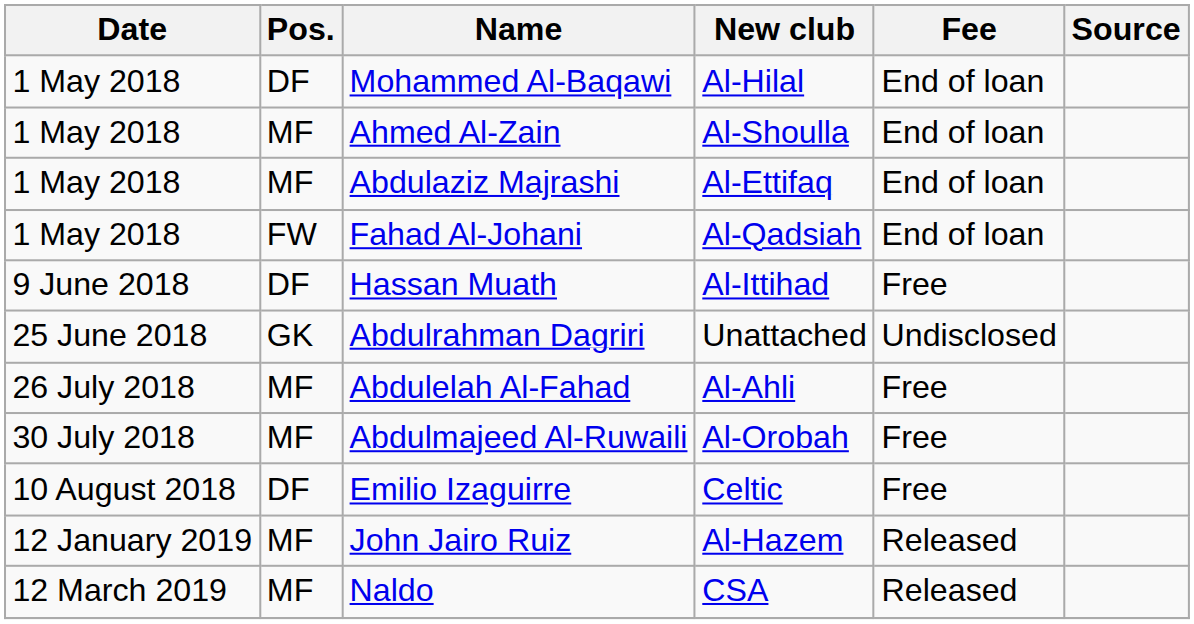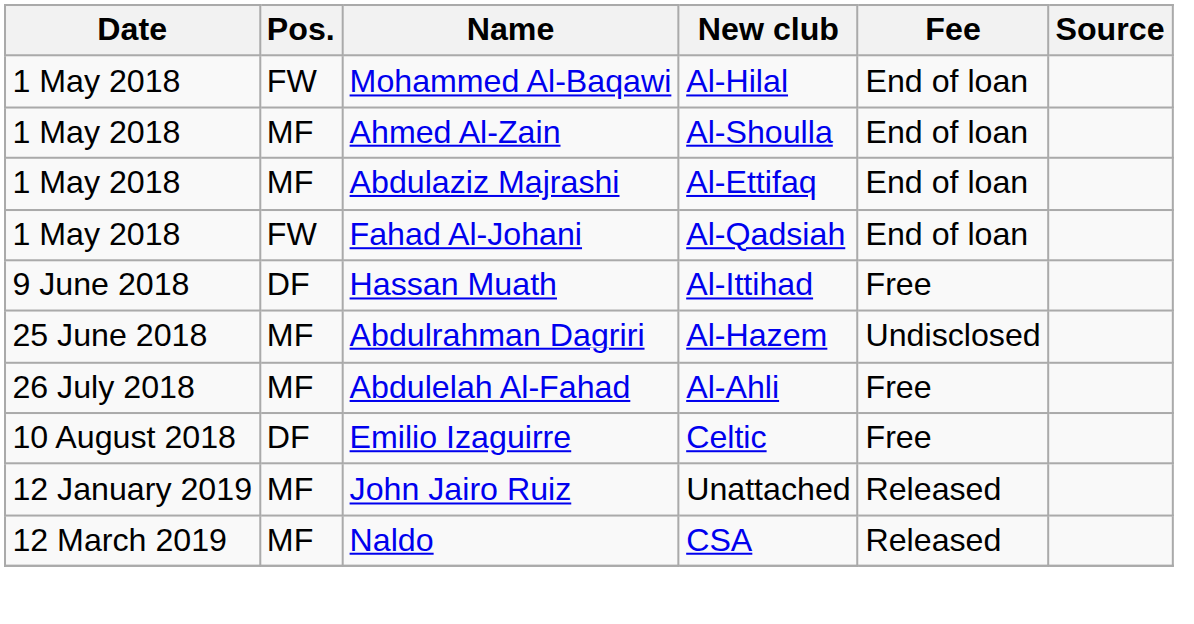(288, 81) DF -> (292, 81) FW
(290, 336) GK -> (290, 336) MF
(785, 336) Unattached -> (757, 336) Al-Hazem
- row: (519, 438)
(773, 540) Al-Hazem -> (768, 489) Unattached
